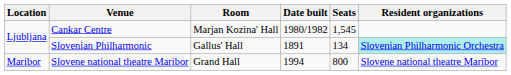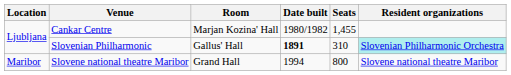(344, 29) 1,545 -> (344, 29) 1,455
(294, 45) normal -> (294, 45) bold
(340, 45) 134 -> (340, 45) 310
